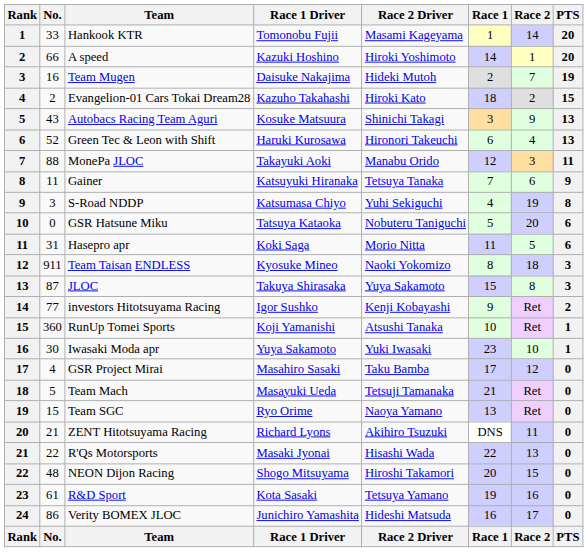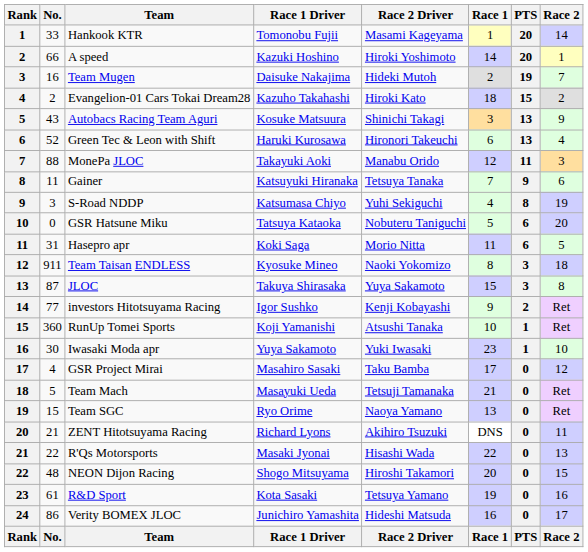columns swapped: (532, 14) <-> (568, 14)
